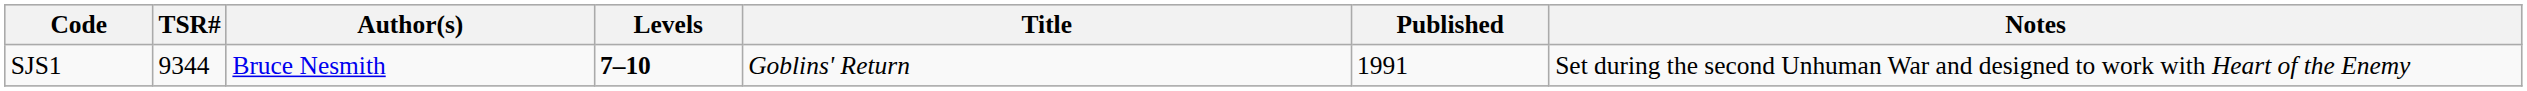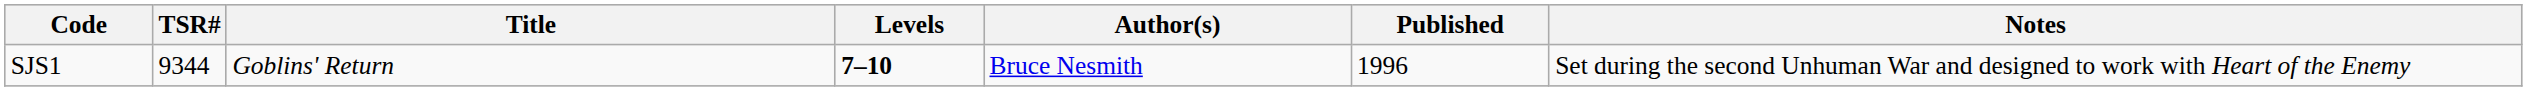columns swapped: (1047, 24) <-> (410, 24)
(1382, 65) 1991 -> (1382, 65) 1996
